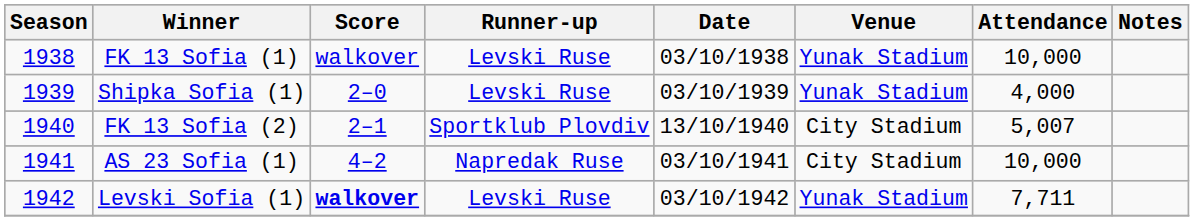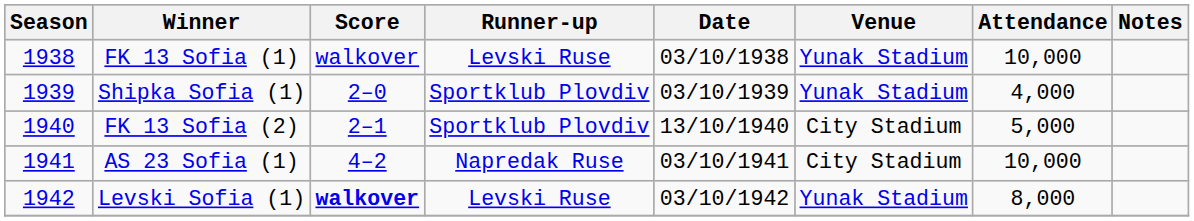(539, 93) Levski Ruse -> (539, 93) Sportklub Plovdiv
(1043, 128) 5,007 -> (1043, 128) 5,000
(1043, 198) 7,711 -> (1043, 198) 8,000
